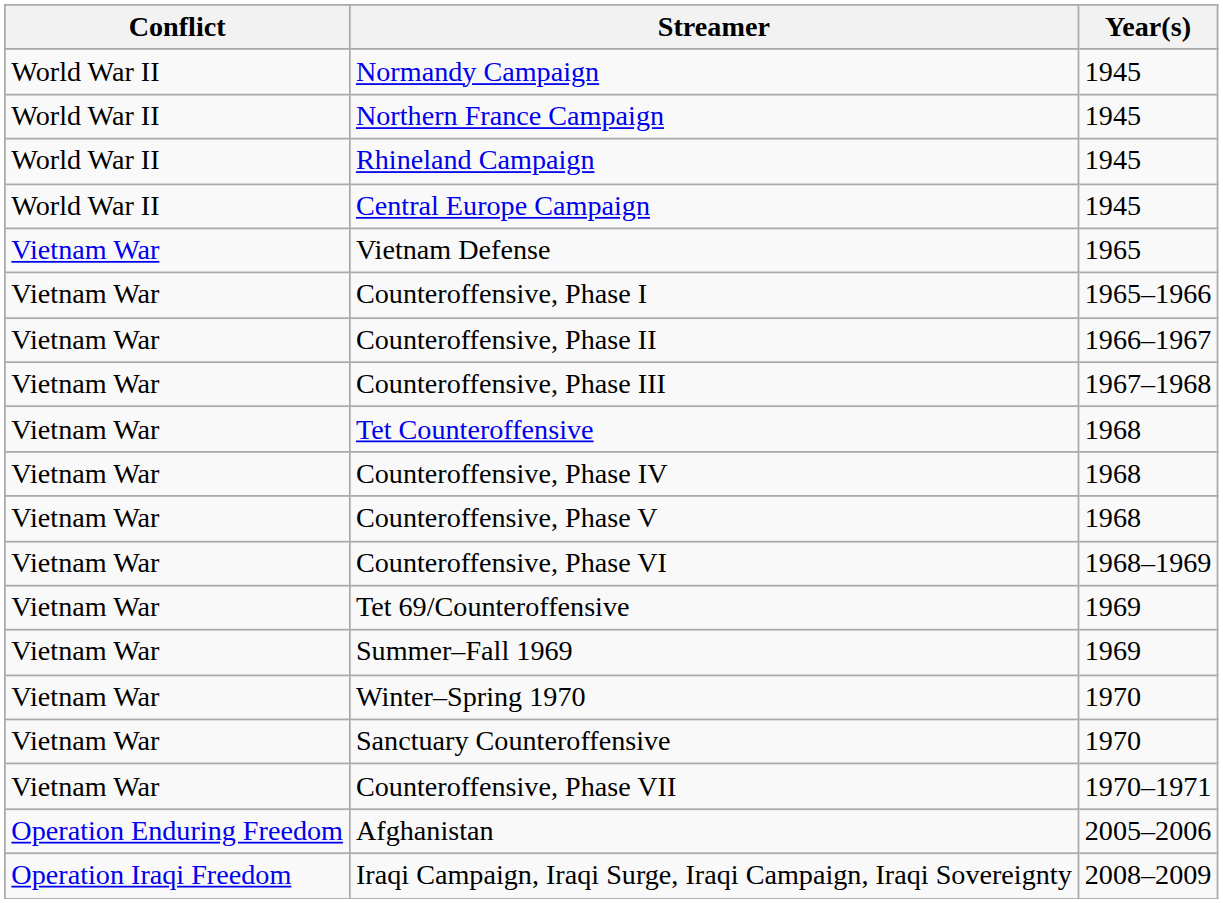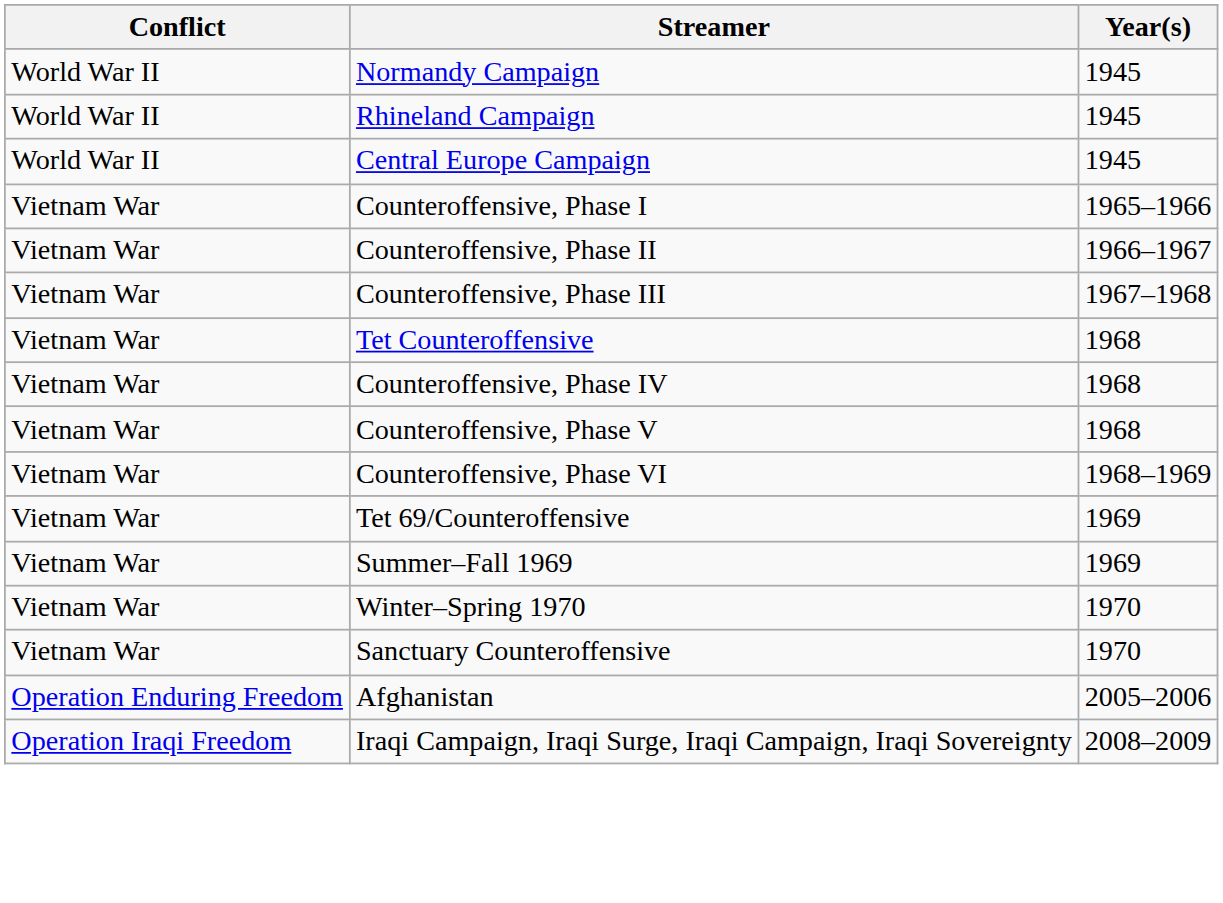- row: (510, 116)
- row: (453, 250)
- row: (516, 786)
